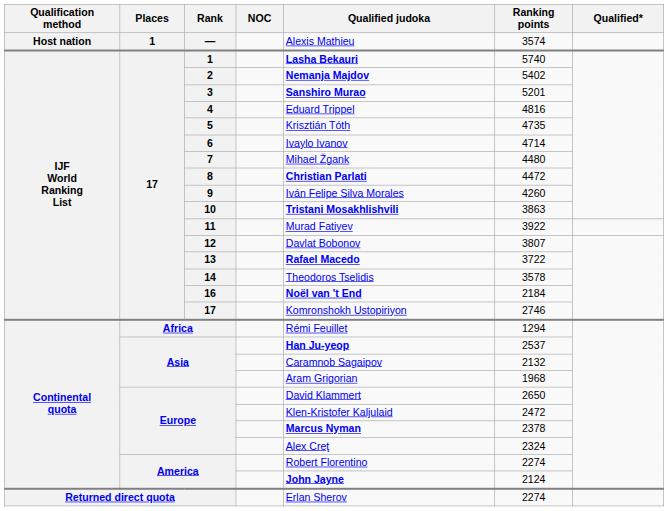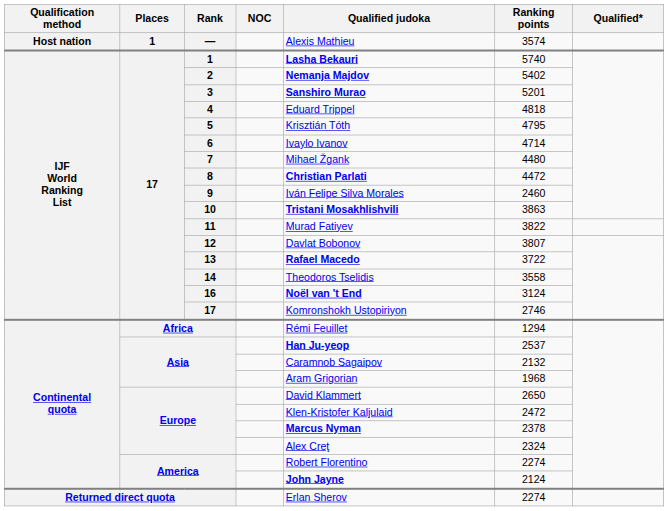(534, 109) 4816 -> (534, 109) 4818
(534, 126) 4735 -> (534, 126) 4795
(534, 193) 4260 -> (534, 193) 2460
(534, 227) 3922 -> (534, 227) 3822
(534, 277) 3578 -> (534, 277) 3558
(534, 294) 2184 -> (534, 294) 3124
